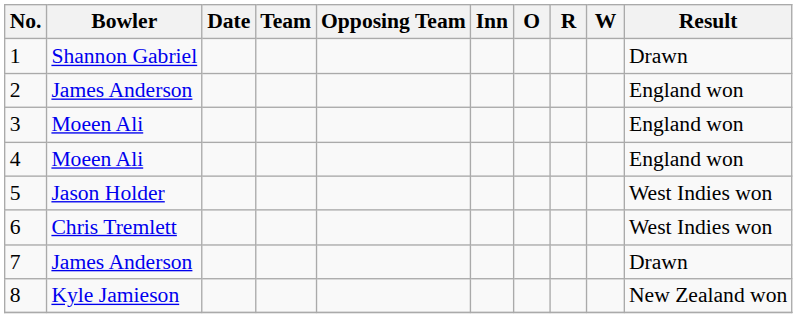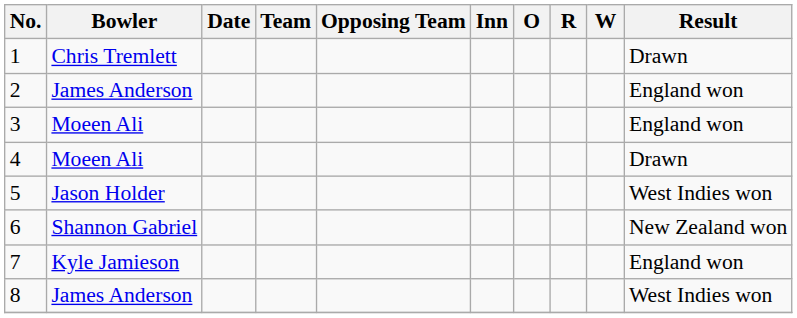(124, 55) Shannon Gabriel -> (114, 55) Chris Tremlett
(686, 158) England won -> (658, 158) Drawn
(114, 227) Chris Tremlett -> (124, 227) Shannon Gabriel
(701, 227) West Indies won -> (708, 227) New Zealand won
(122, 261) James Anderson -> (115, 261) Kyle Jamieson
(658, 261) Drawn -> (686, 261) England won
(115, 295) Kyle Jamieson -> (122, 295) James Anderson
(708, 295) New Zealand won -> (701, 295) West Indies won
